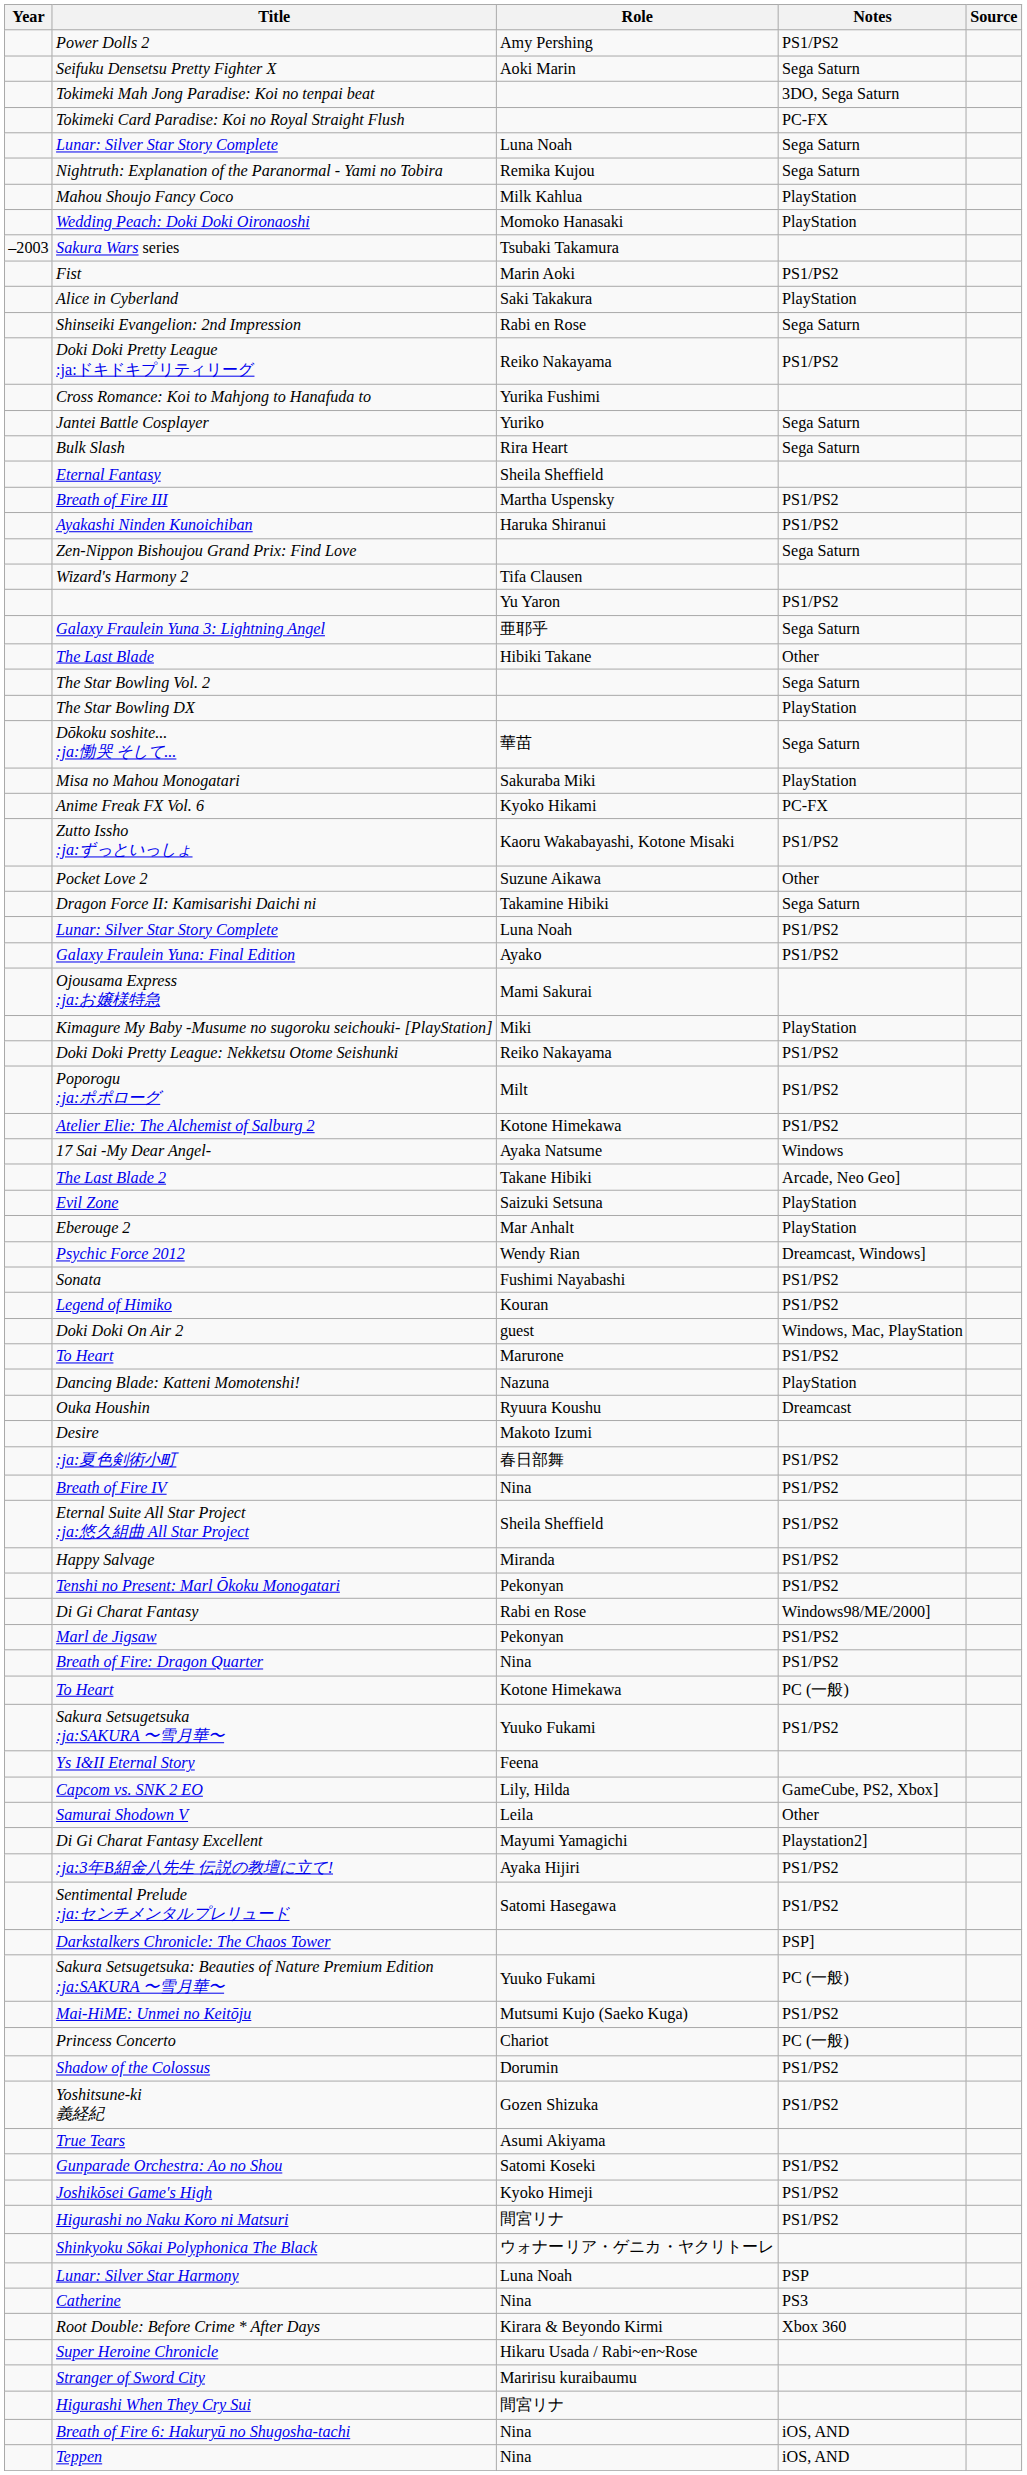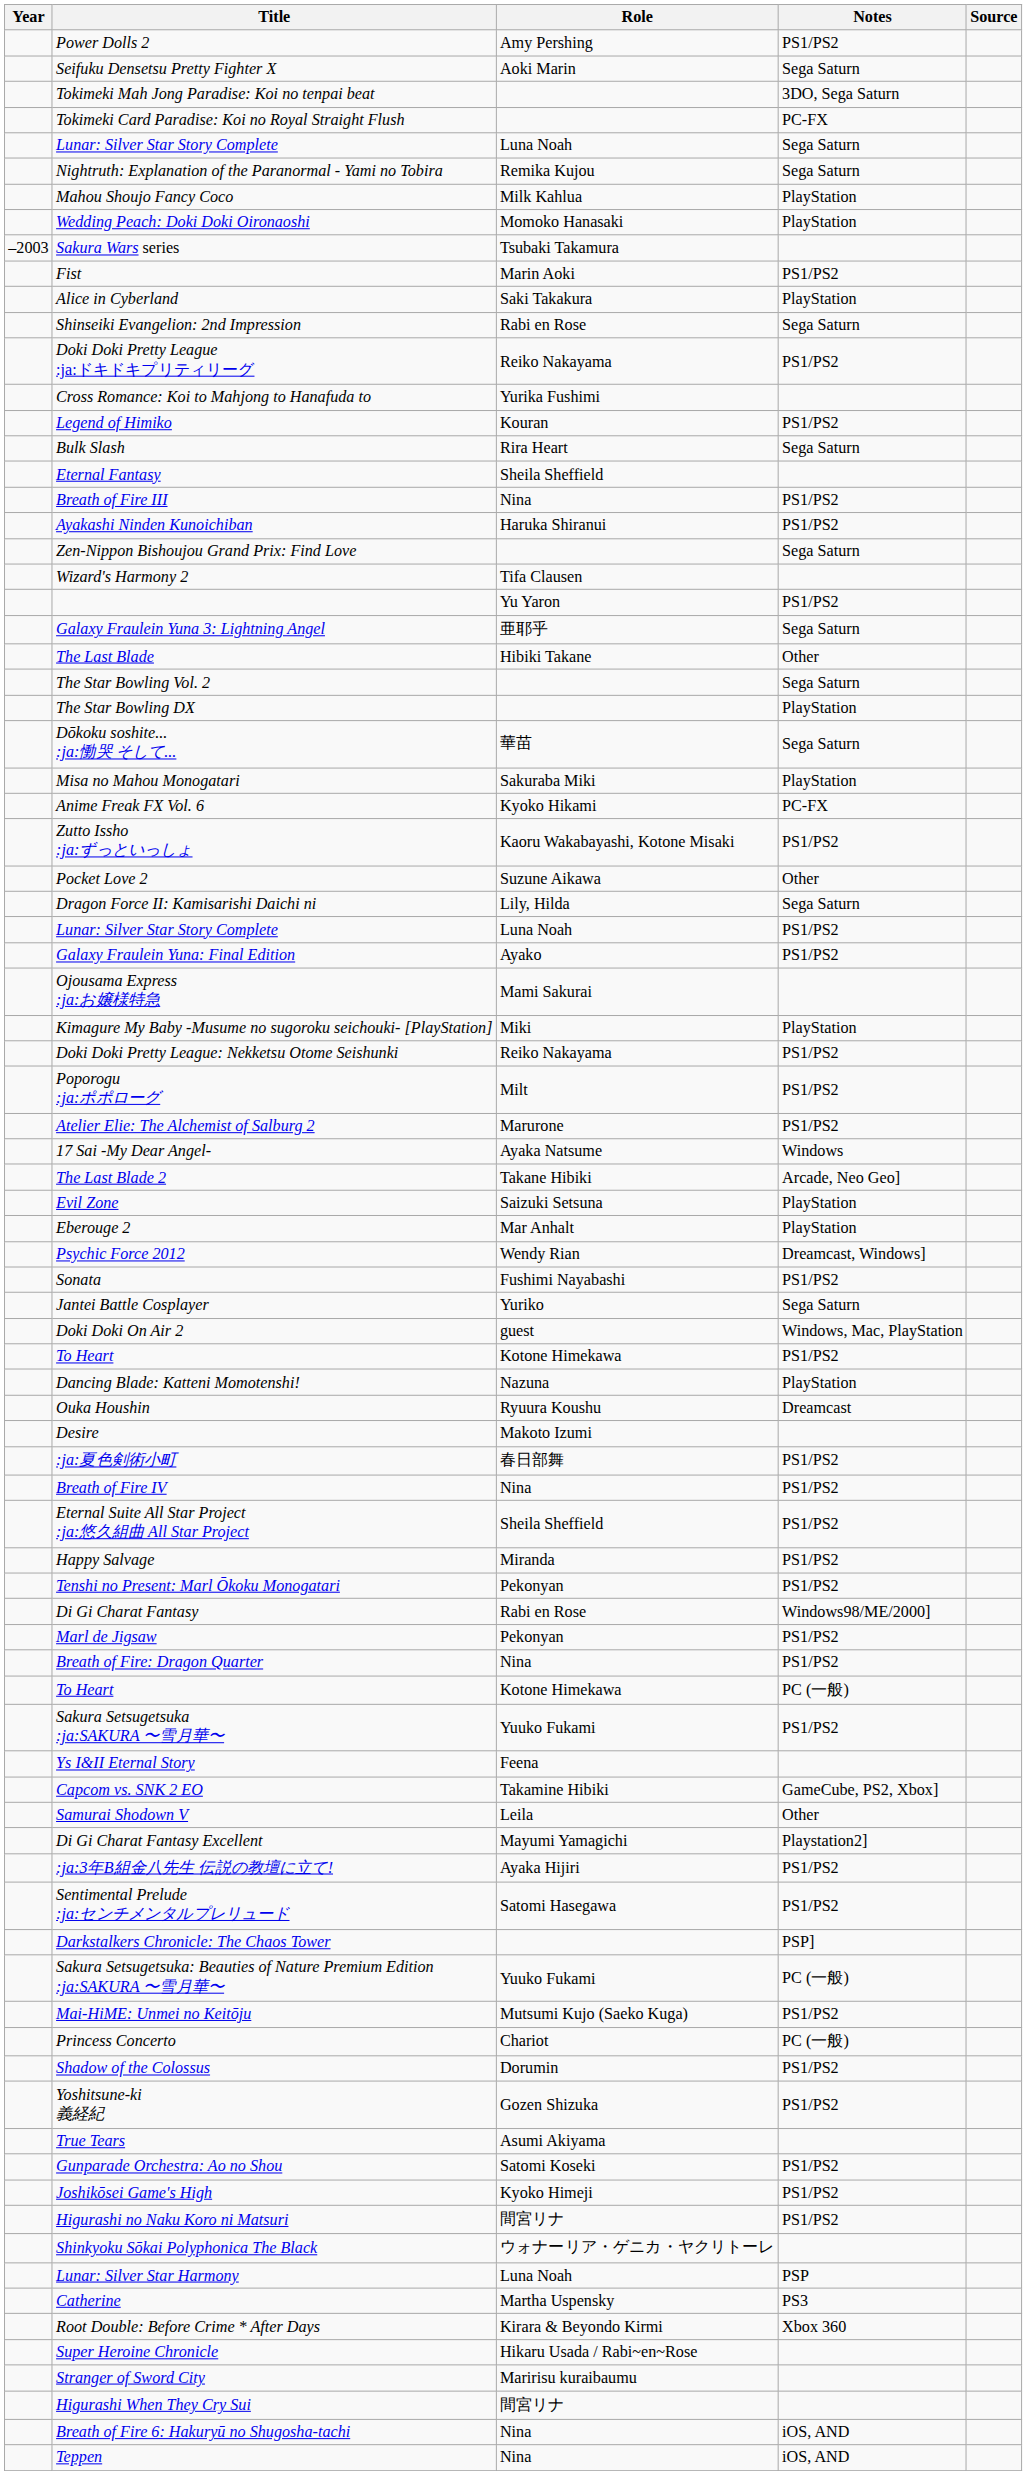rows swapped: (132, 422) <-> (114, 1305)
(557, 499) Martha Uspensky -> (516, 499) Nina
(554, 904) Takamine Hibiki -> (535, 904) Lily, Hilda
(561, 1125) Kotone Himekawa -> (532, 1125) Marurone
(532, 1356) Marurone -> (561, 1356) Kotone Himekawa
(535, 1789) Lily, Hilda -> (554, 1789) Takamine Hibiki
(516, 2300) Nina -> (557, 2300) Martha Uspensky
